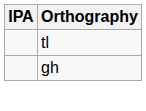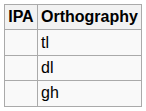+ row: (47, 67)
